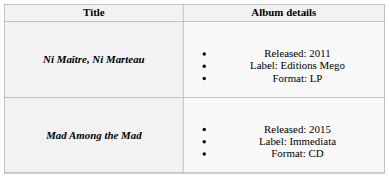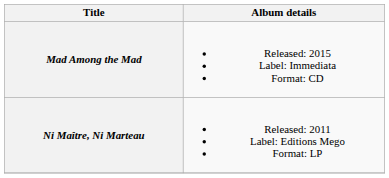rows swapped: (94, 59) <-> (94, 135)
